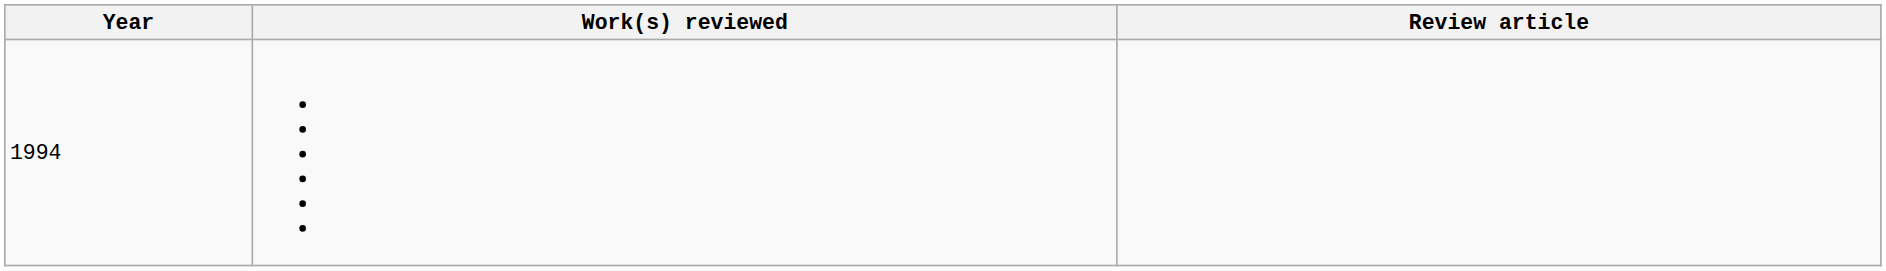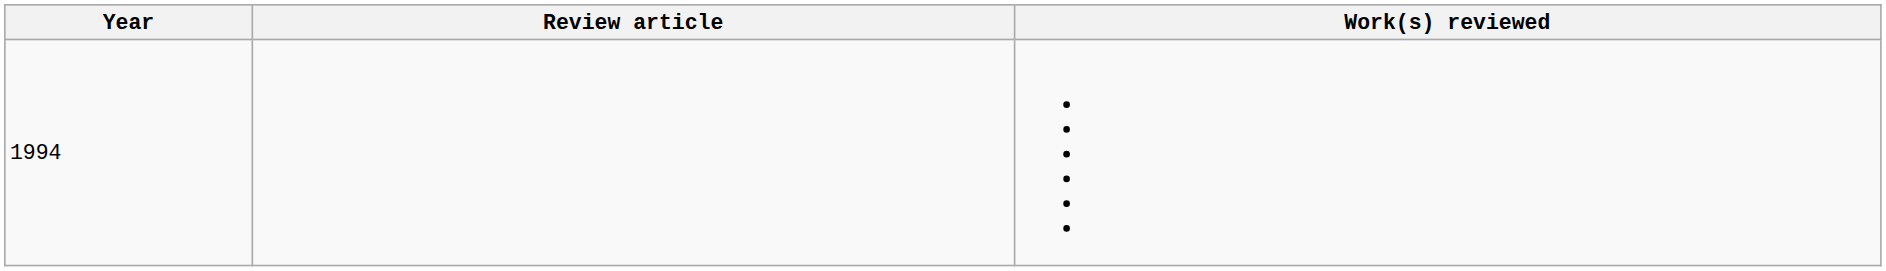columns swapped: (1499, 22) <-> (685, 22)
